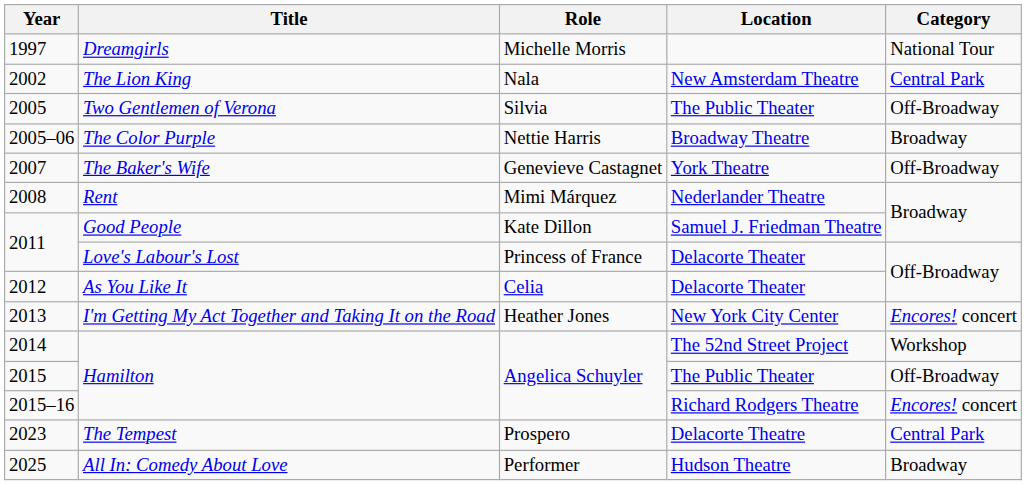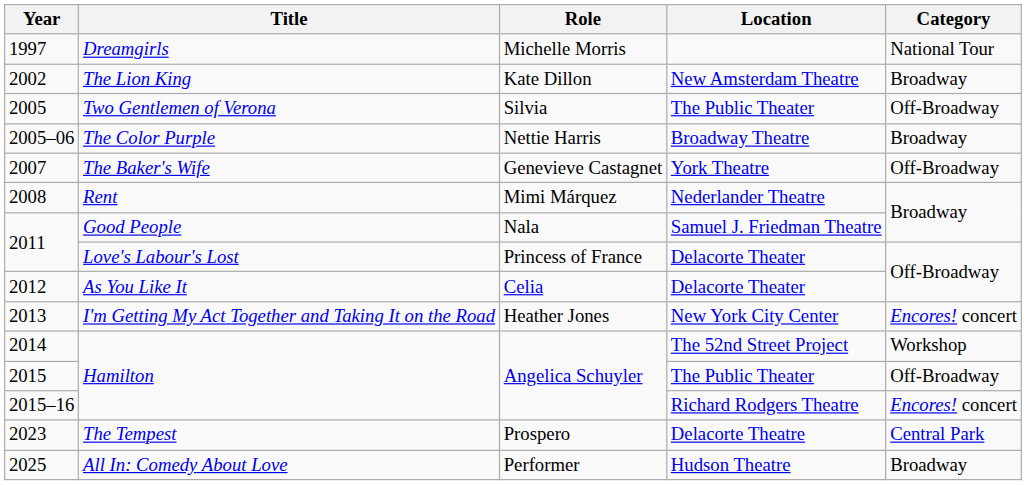(521, 78) Nala -> (548, 78) Kate Dillon
(937, 78) Central Park -> (929, 78) Broadway
(548, 227) Kate Dillon -> (521, 227) Nala
